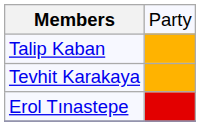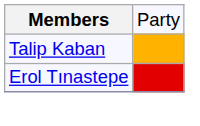- row: (74, 78)
